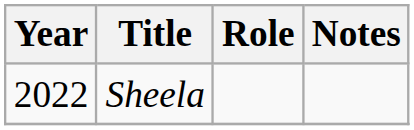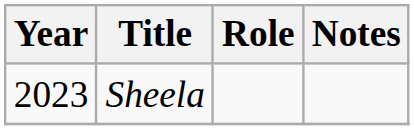(51, 93) 2022 -> (51, 93) 2023
